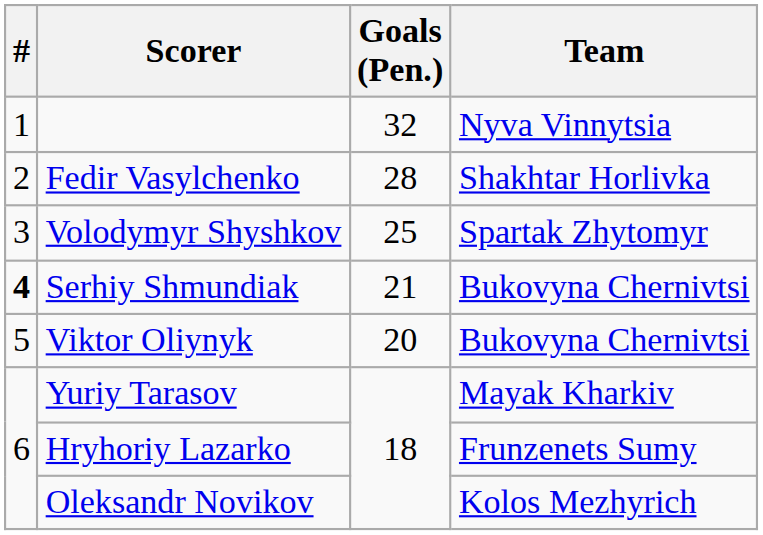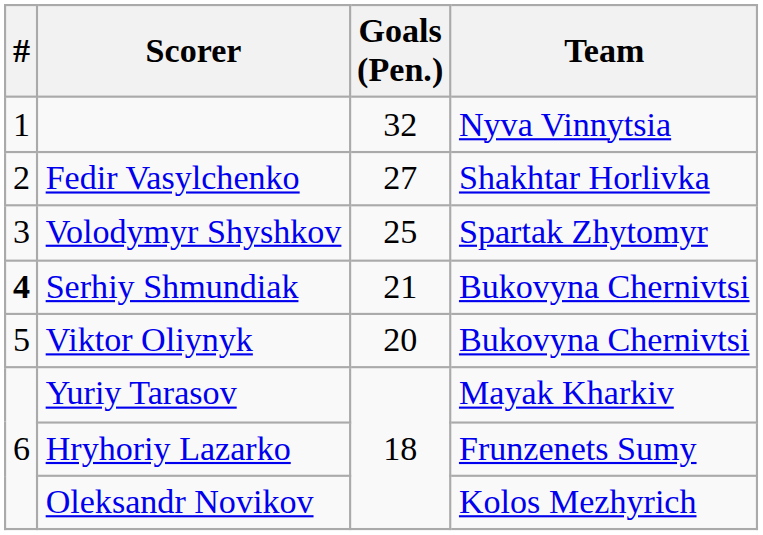(400, 177) 28 -> (400, 177) 27
